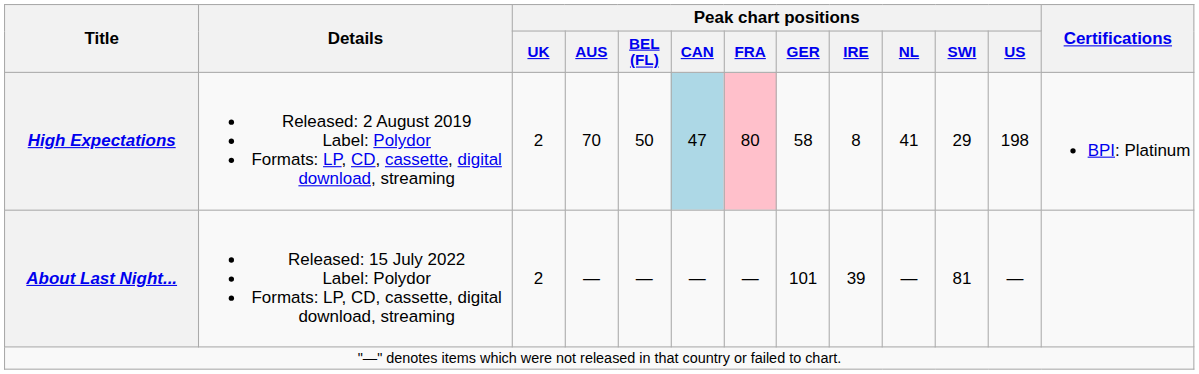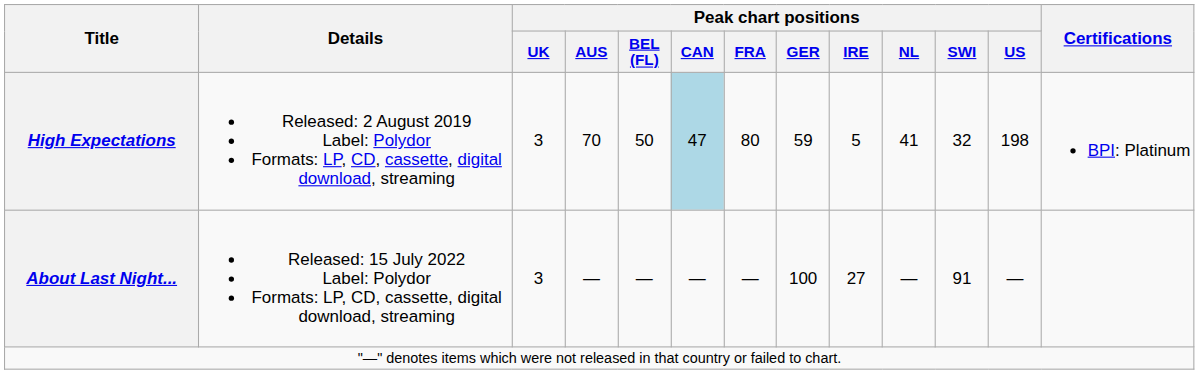(538, 141) 2 -> (538, 141) 3
(750, 141) pink background -> (750, 141) no background
(803, 141) 58 -> (803, 141) 59
(856, 141) 8 -> (856, 141) 5
(962, 141) 29 -> (962, 141) 32
(538, 278) 2 -> (538, 278) 3
(803, 278) 101 -> (803, 278) 100
(856, 278) 39 -> (856, 278) 27
(962, 278) 81 -> (962, 278) 91
